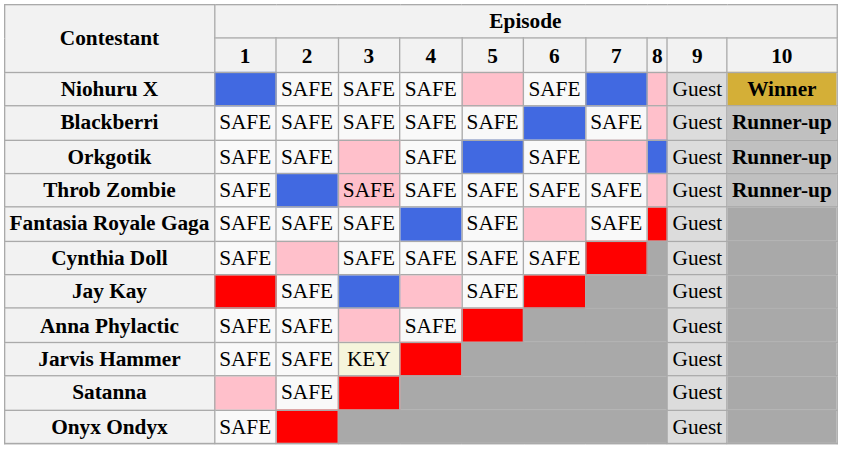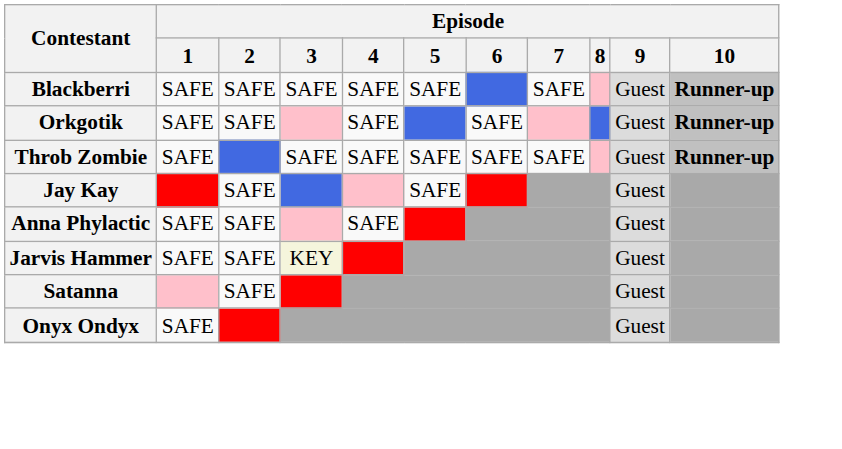- row: (109, 88)
(369, 190) pink background -> (312, 156) no background
- row: (109, 223)
- row: (109, 257)
